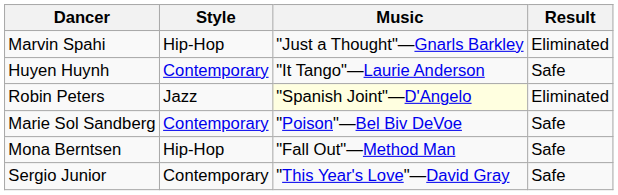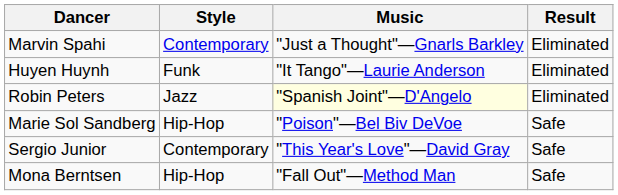(194, 44) Hip-Hop -> (216, 44) Contemporary
(216, 70) Contemporary -> (182, 70) Funk
(548, 70) Safe -> (570, 70) Eliminated
(216, 123) Contemporary -> (194, 123) Hip-Hop
rows swapped: (57, 176) <-> (65, 149)
